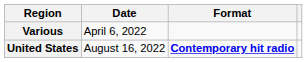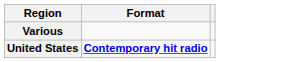- column: (124, 13)
